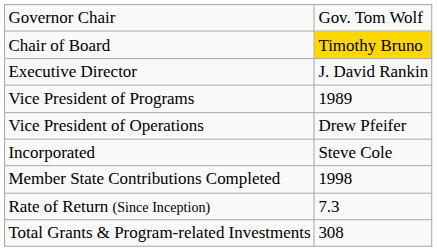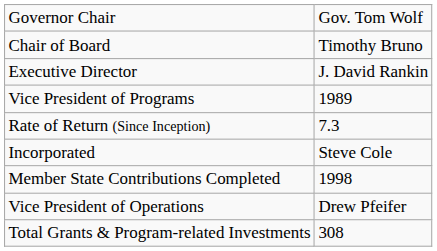(371, 44) gold background -> (371, 44) no background
rows swapped: (106, 125) <-> (109, 206)
